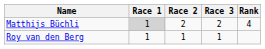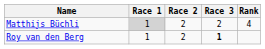(183, 37) 1 -> (183, 37) 2
(219, 37) normal -> (219, 37) bold
